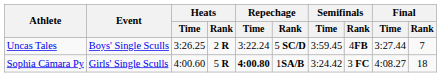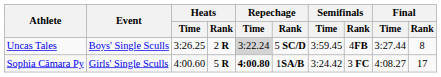(254, 46) no background -> (254, 46) lightgrey background
(422, 46) 7 -> (422, 46) 8
(422, 63) 18 -> (422, 63) 17
